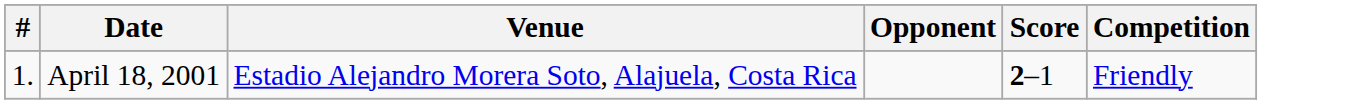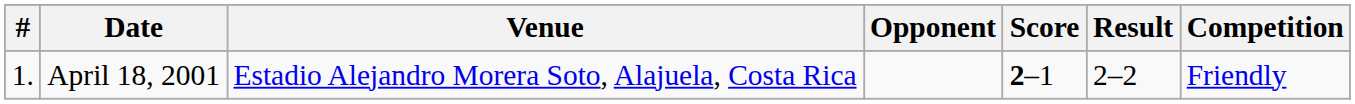+ column: (1133, 27)
